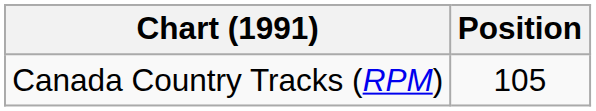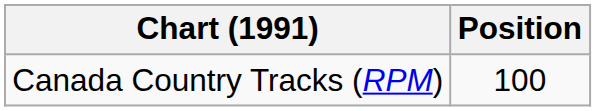(520, 79) 105 -> (520, 79) 100
